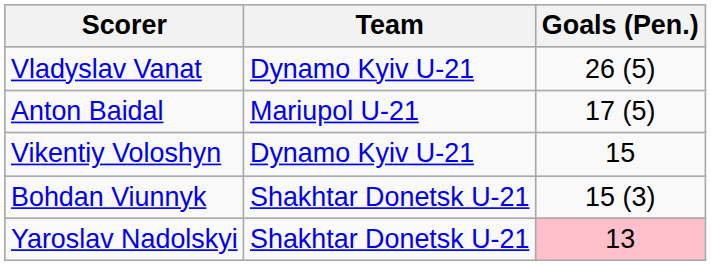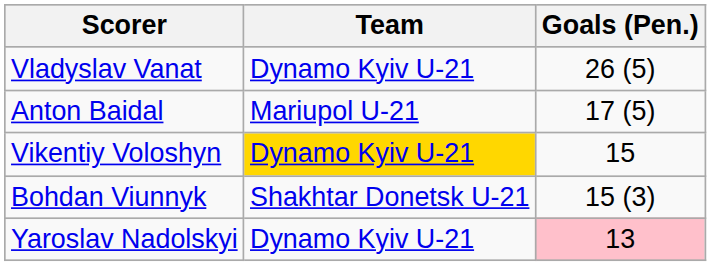(362, 153) no background -> (362, 153) gold background
(390, 238) Shakhtar Donetsk U-21 -> (362, 238) Dynamo Kyiv U-21
